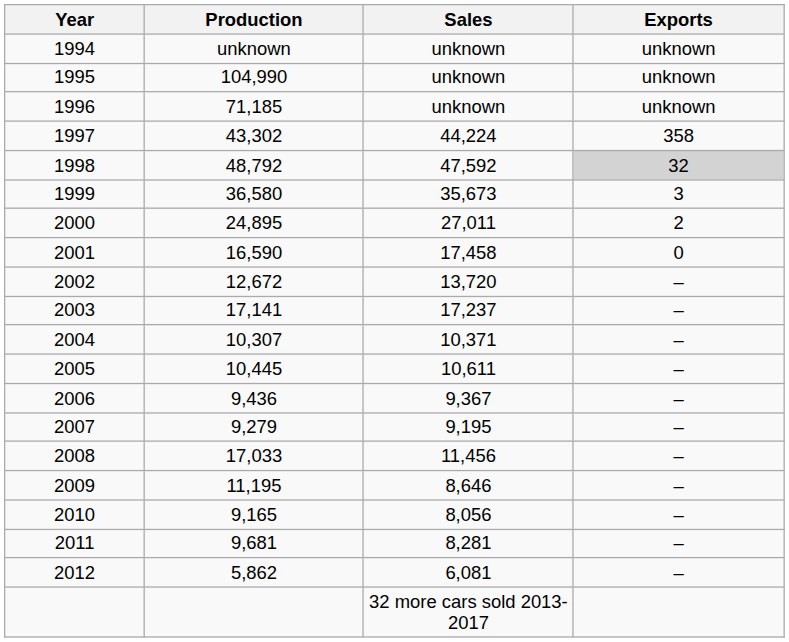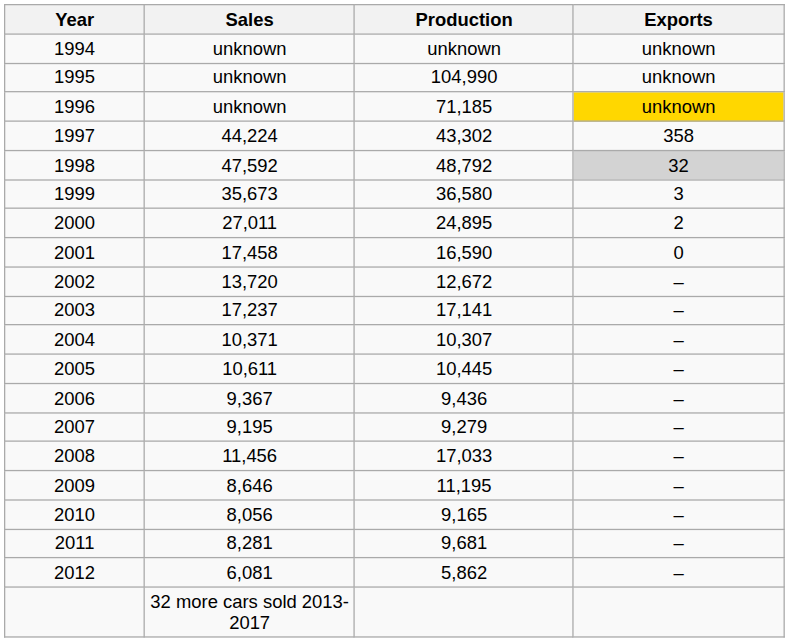columns swapped: (254, 20) <-> (468, 20)
(679, 107) no background -> (679, 107) gold background
